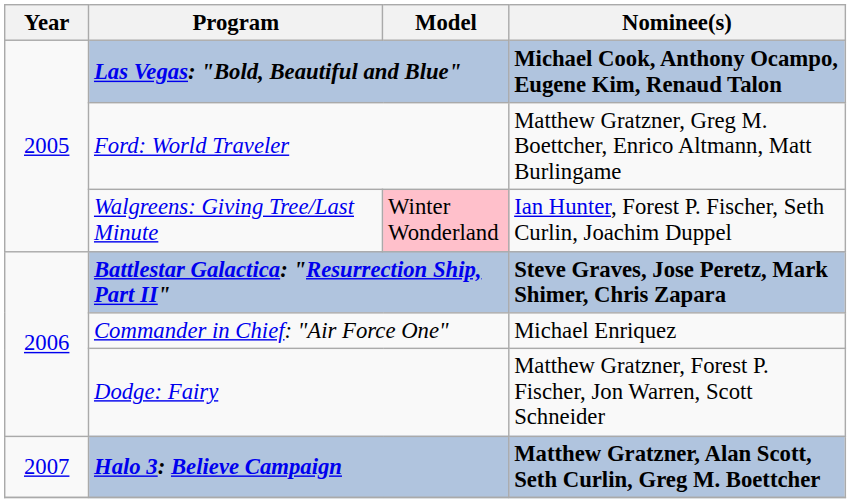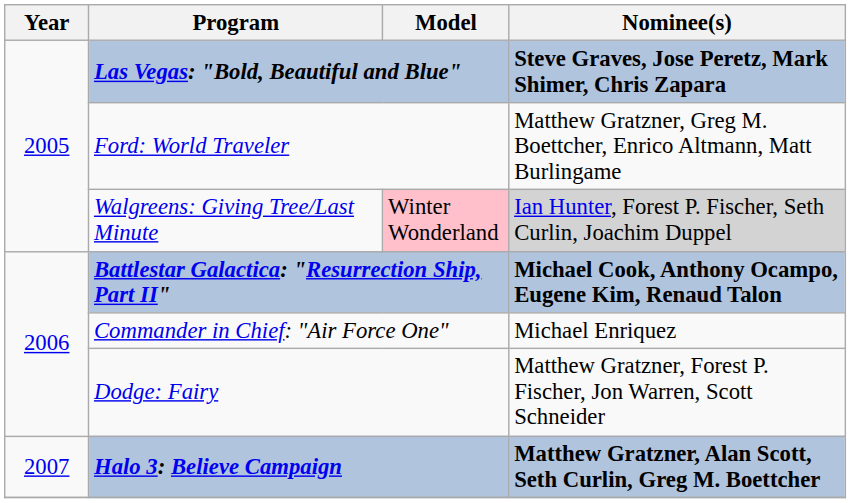(676, 71) Michael Cook, Anthony Ocampo, Eugene Kim, Renaud Talon -> (671, 71) Steve Graves, Jose Peretz, Mark Shimer, Chris Zapara
(669, 220) no background -> (669, 220) lightgrey background
(671, 281) Steve Graves, Jose Peretz, Mark Shimer, Chris Zapara -> (676, 281) Michael Cook, Anthony Ocampo, Eugene Kim, Renaud Talon
